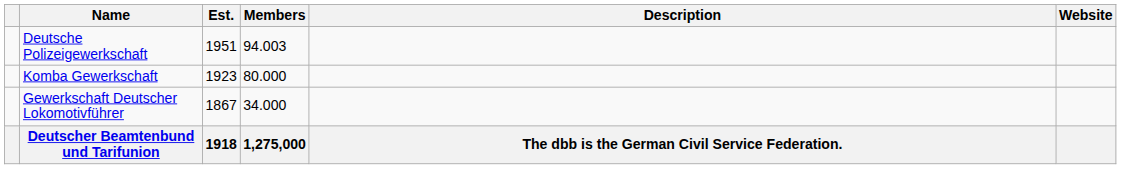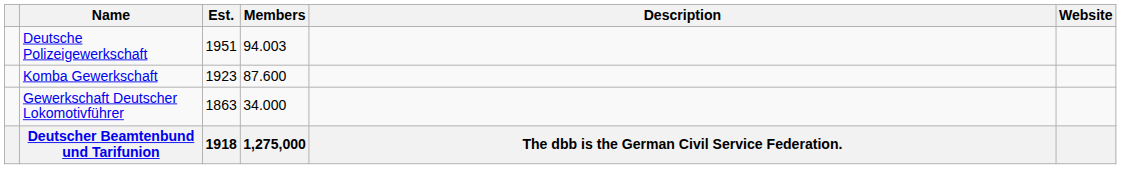(265, 76) 80.000 -> (265, 76) 87.600
(221, 106) 1867 -> (221, 106) 1863
